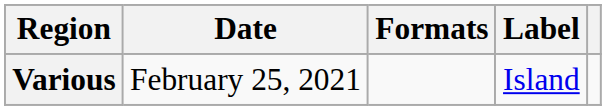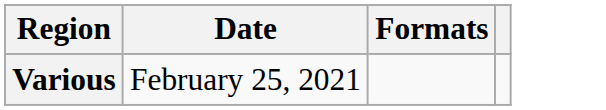- column: (541, 29)
